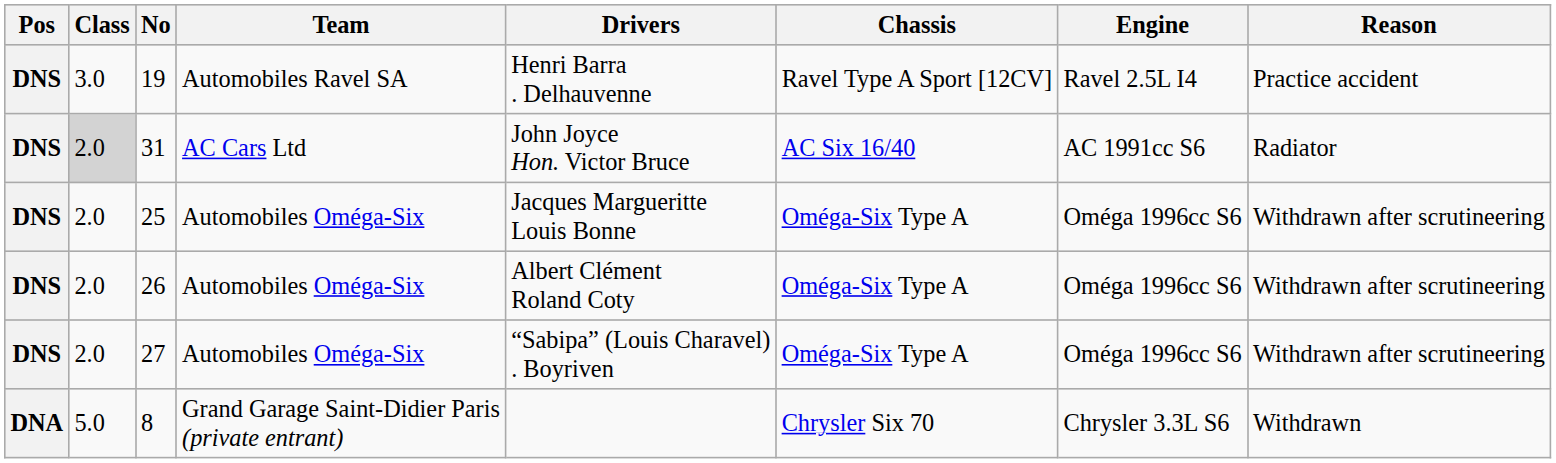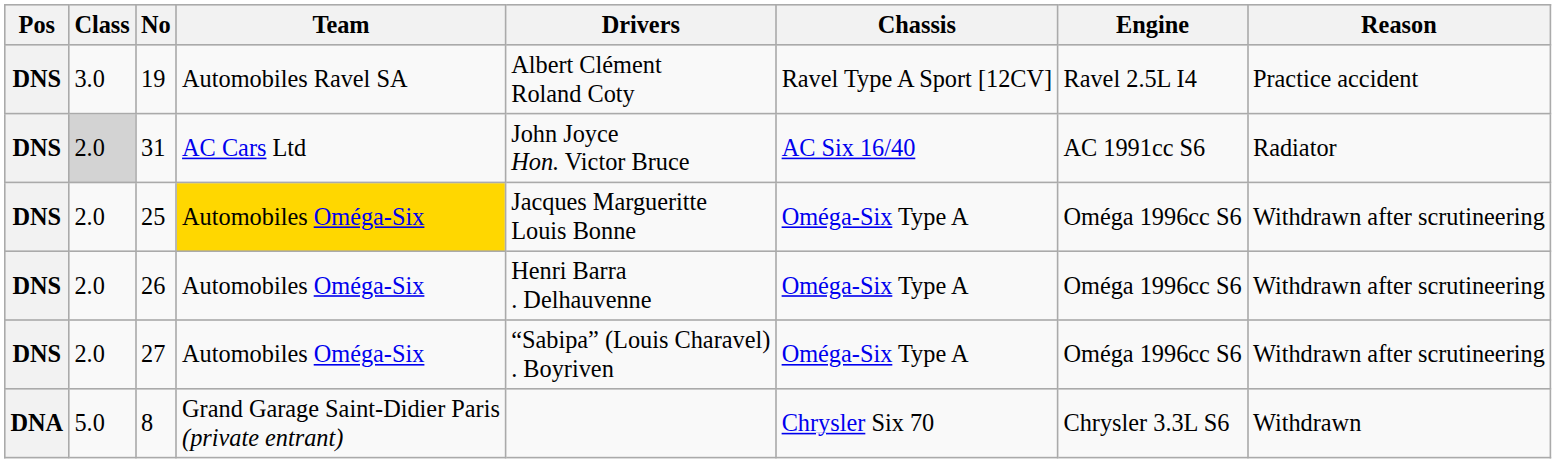(581, 79) Henri Barra . Delhauvenne -> (586, 79) Albert Clément Roland Coty
(303, 217) no background -> (303, 217) gold background
(586, 285) Albert Clément Roland Coty -> (581, 285) Henri Barra . Delhauvenne
